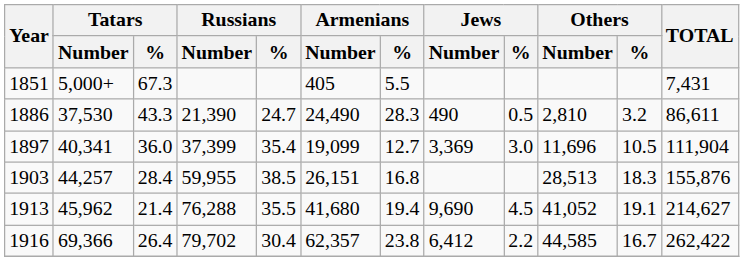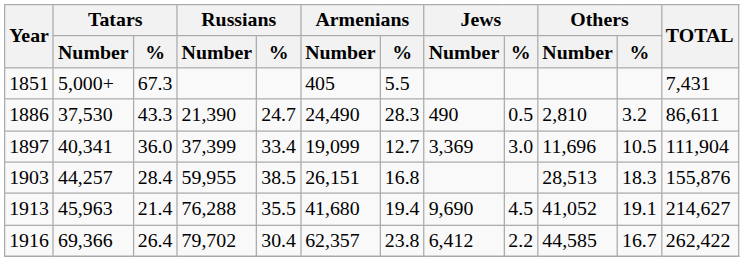(279, 146) 35.4 -> (279, 146) 33.4
(85, 209) 45,962 -> (85, 209) 45,963
